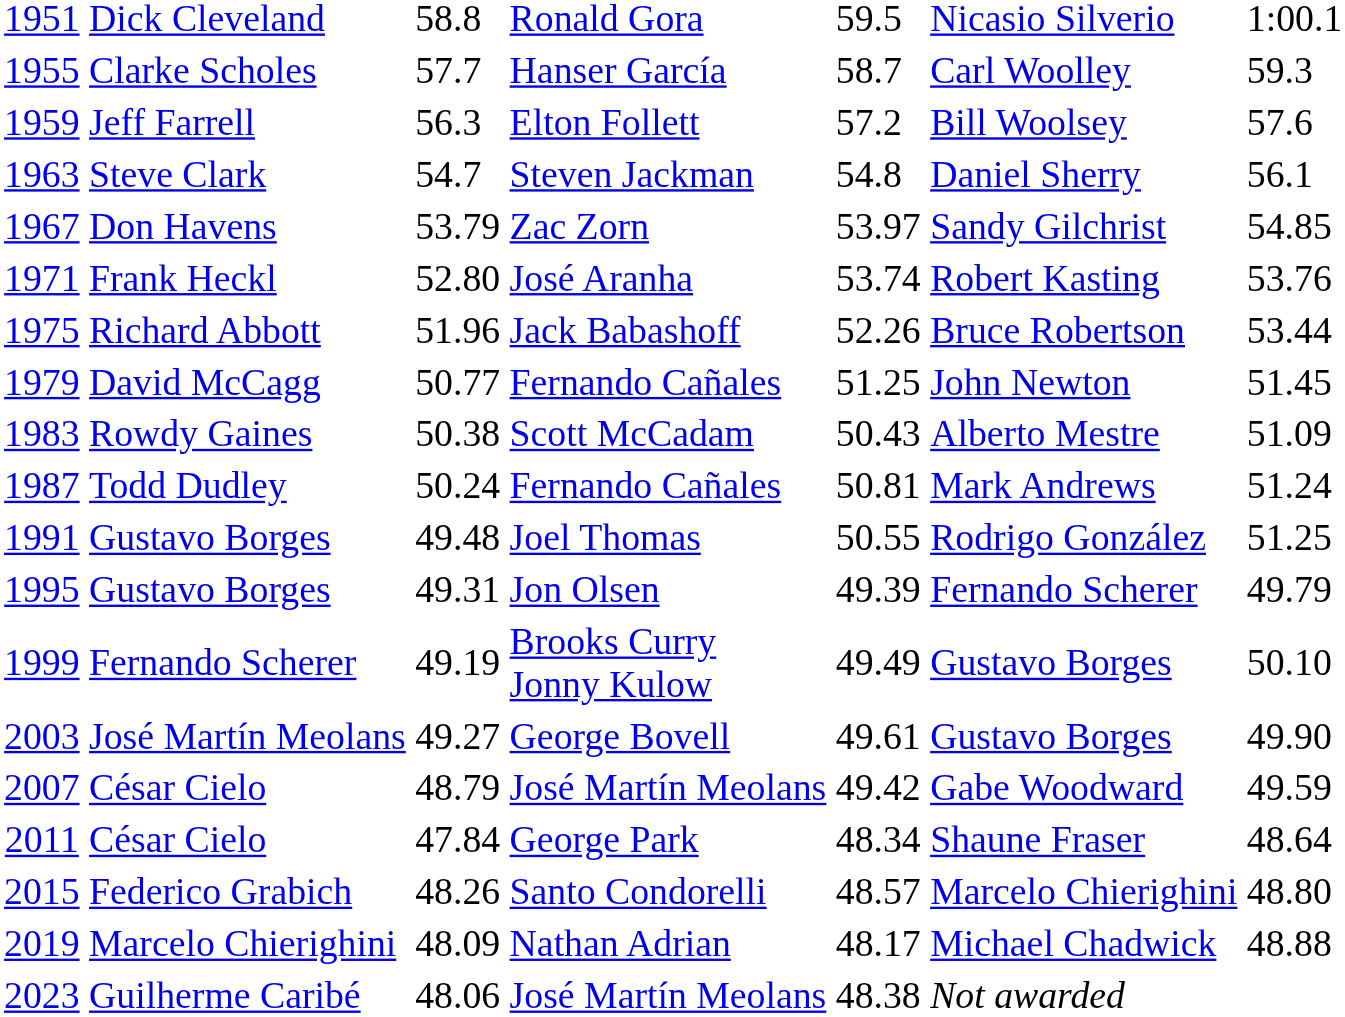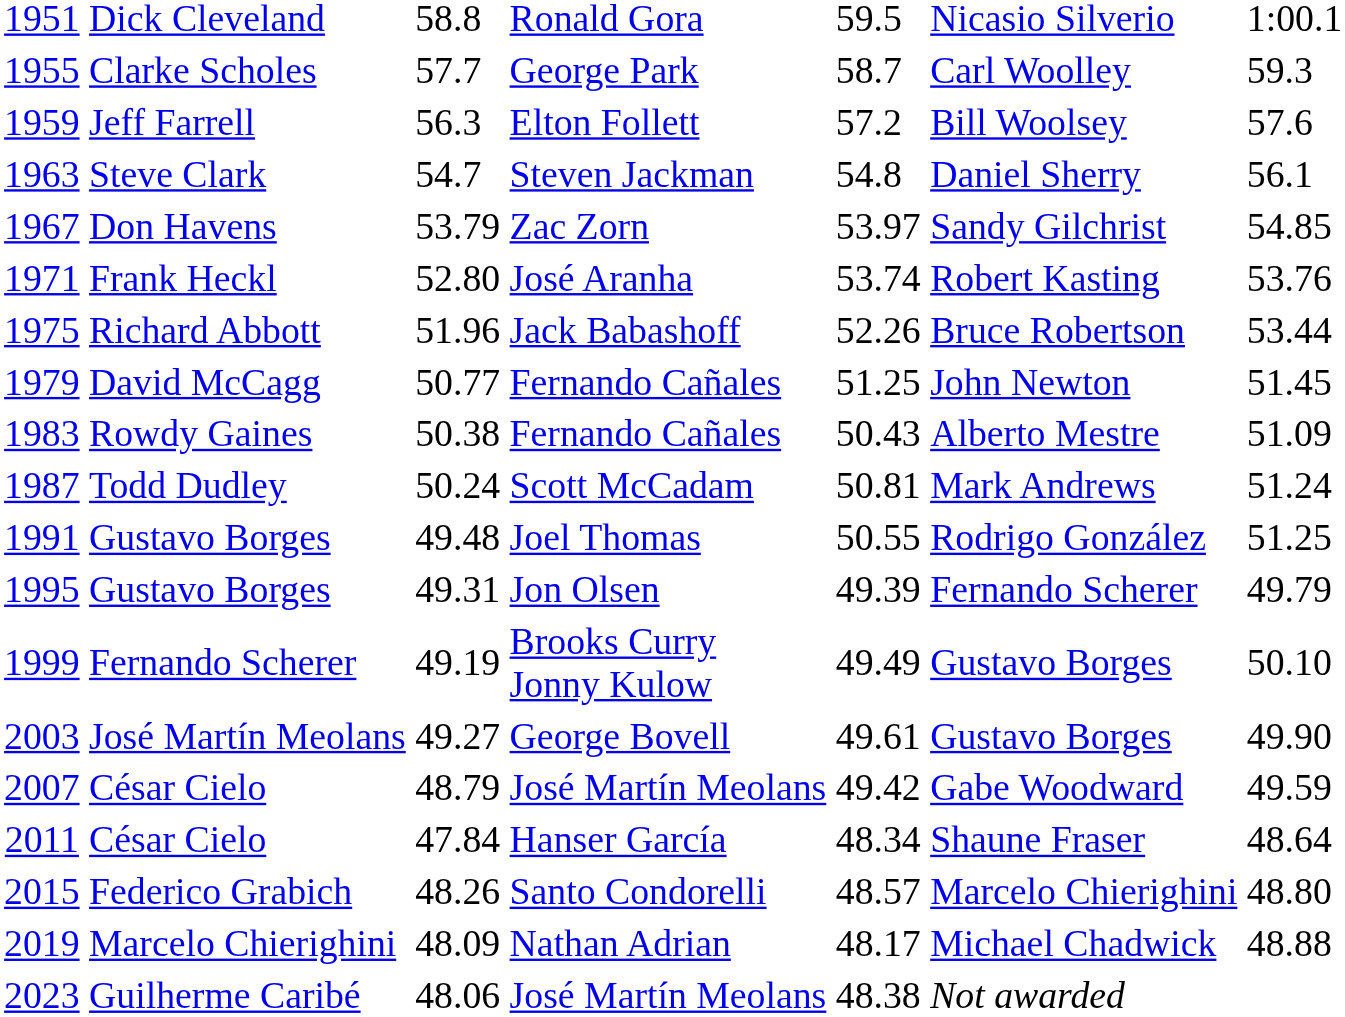(618, 70) Hanser García -> (604, 70) George Park
(632, 433) Scott McCadam -> (645, 433) Fernando Cañales
(645, 485) Fernando Cañales -> (632, 485) Scott McCadam
(604, 839) George Park -> (618, 839) Hanser García
